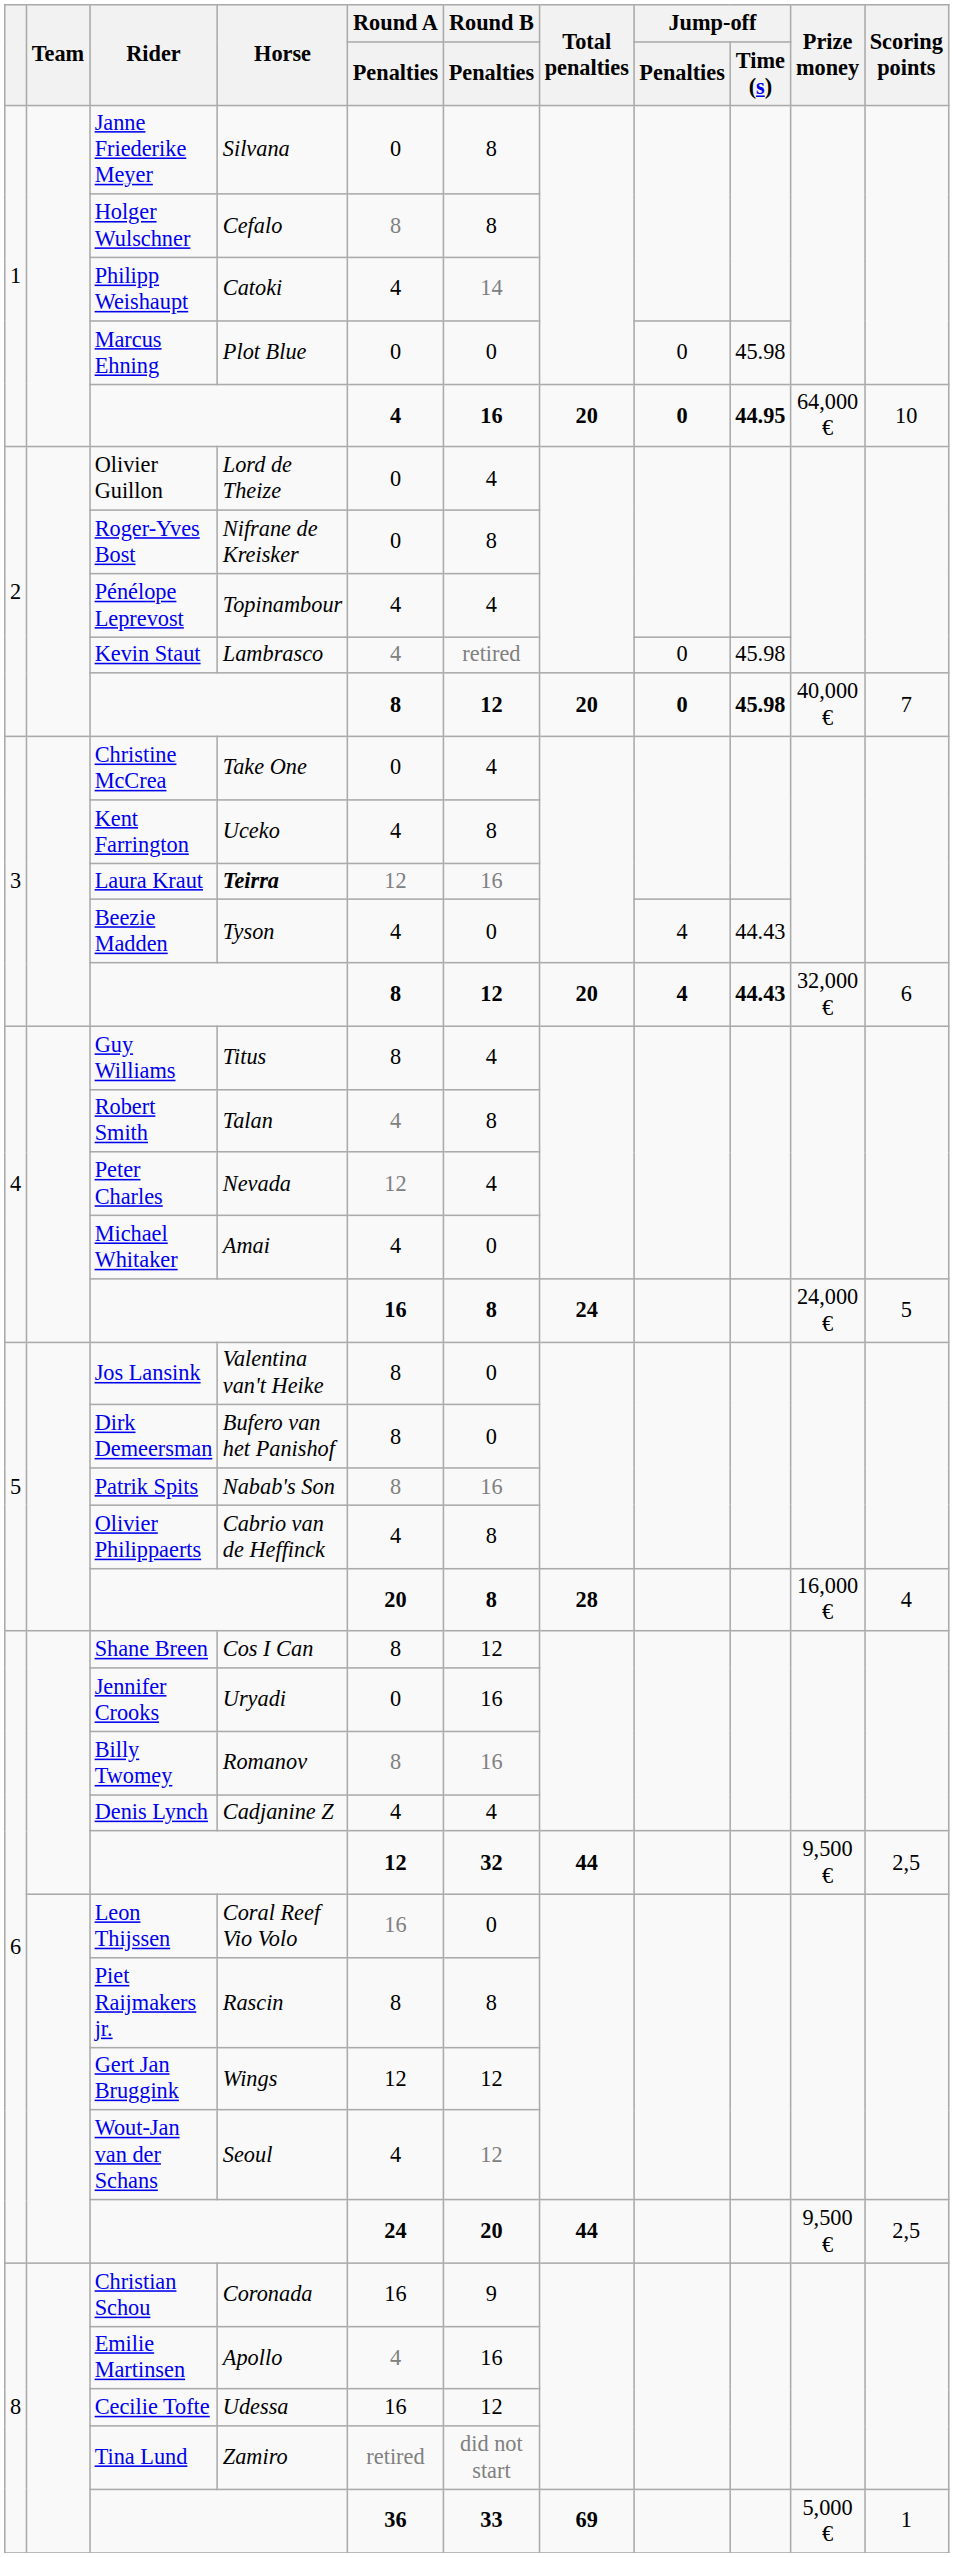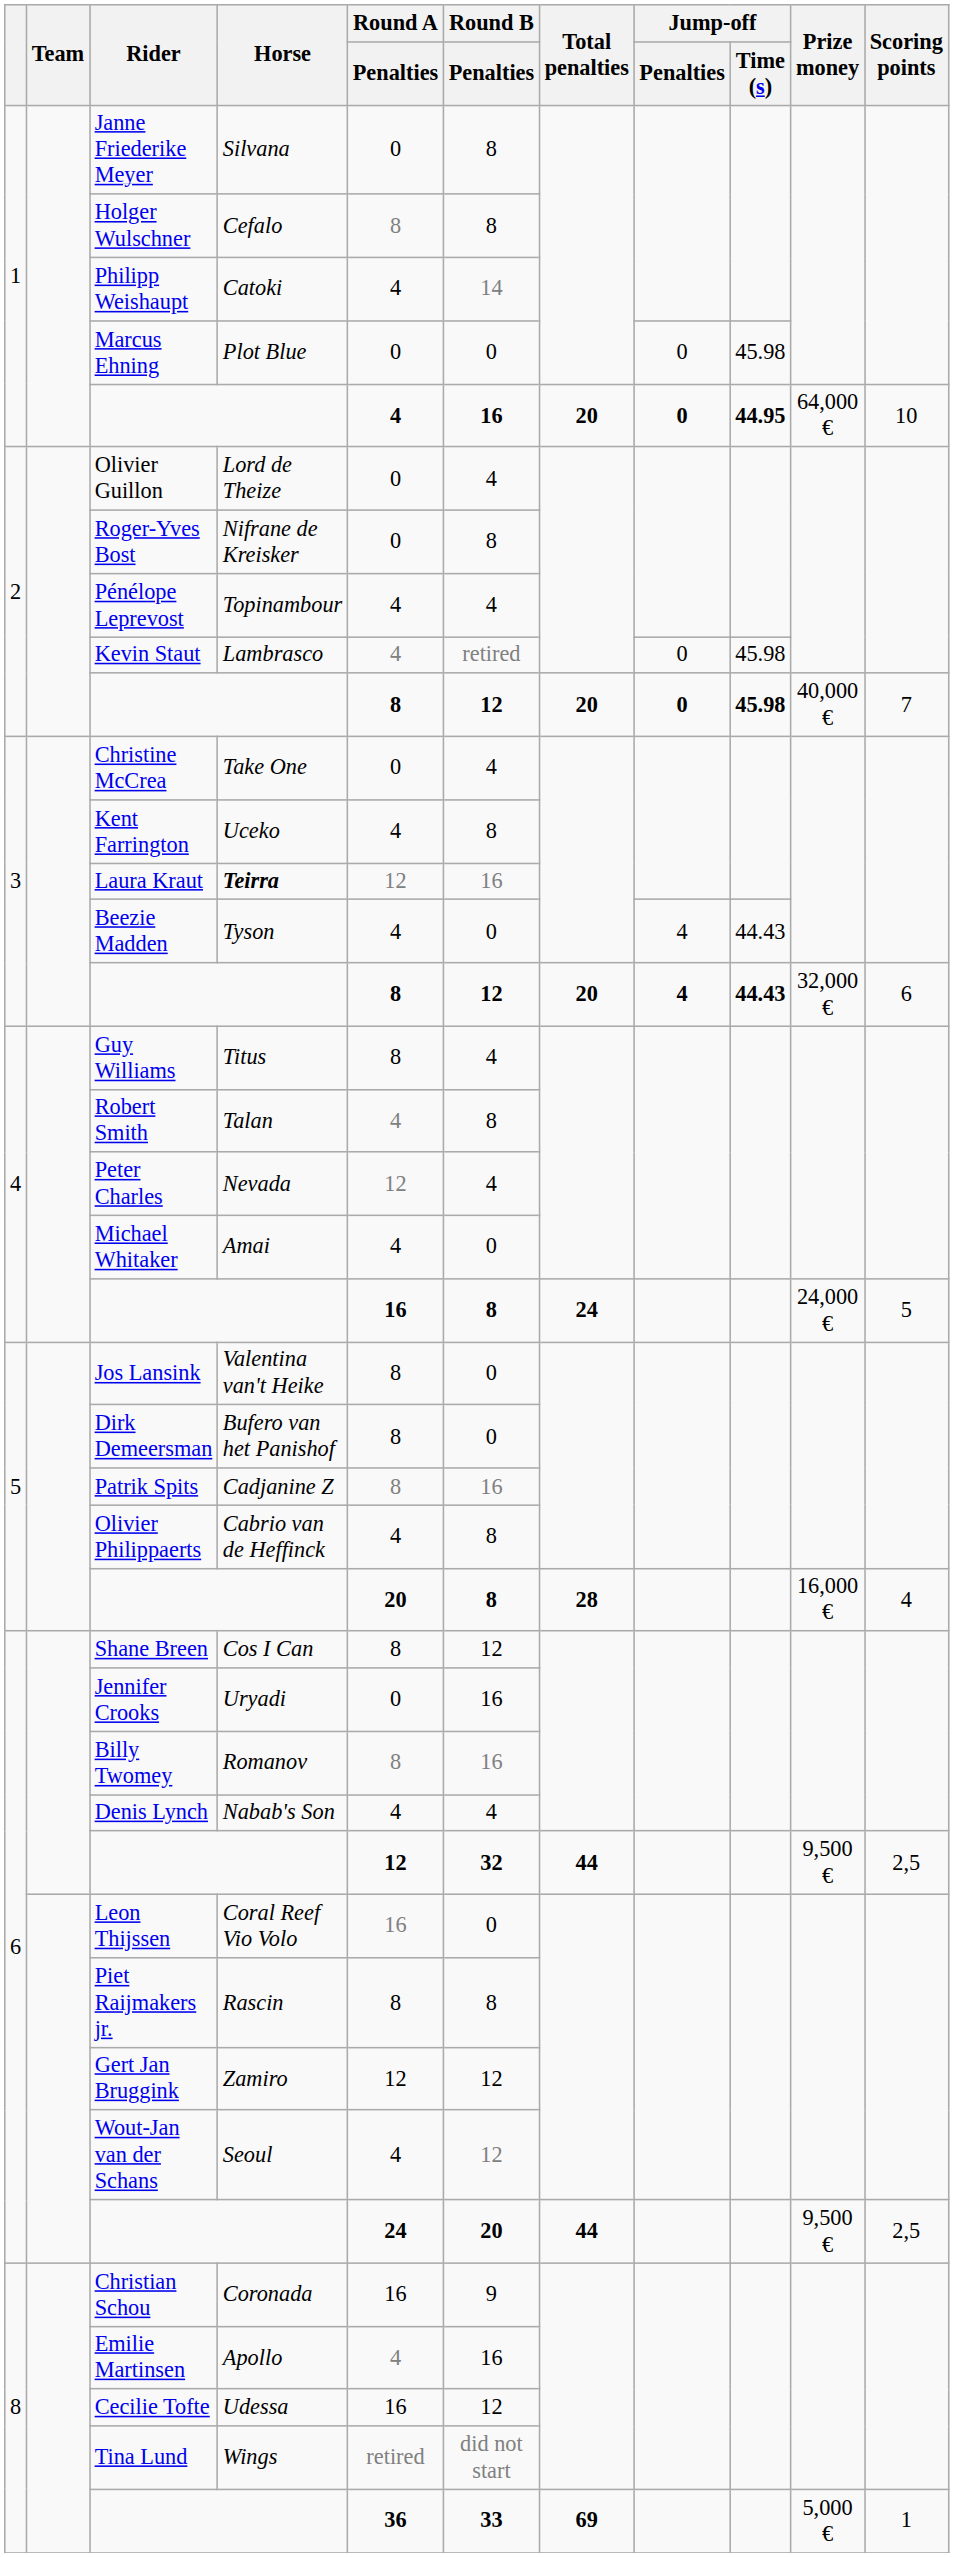(279, 1486) Nabab's Son -> (278, 1486) Cadjanine Z
(278, 1812) Cadjanine Z -> (279, 1812) Nabab's Son
(250, 2078) Wings -> (255, 2078) Zamiro
(255, 2457) Zamiro -> (250, 2457) Wings
